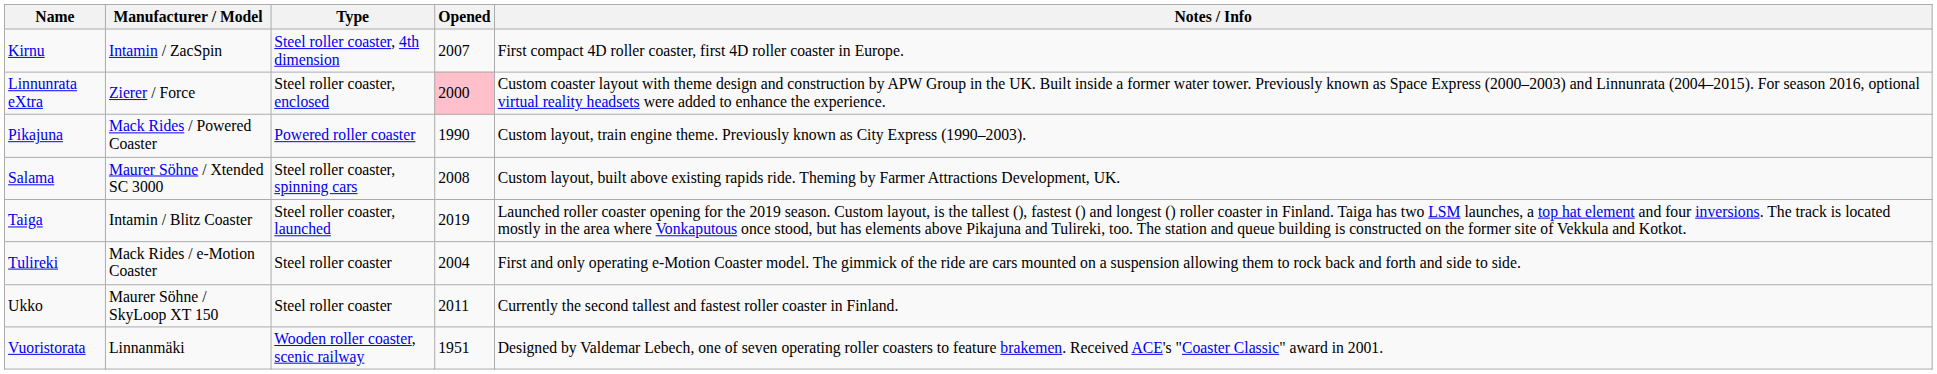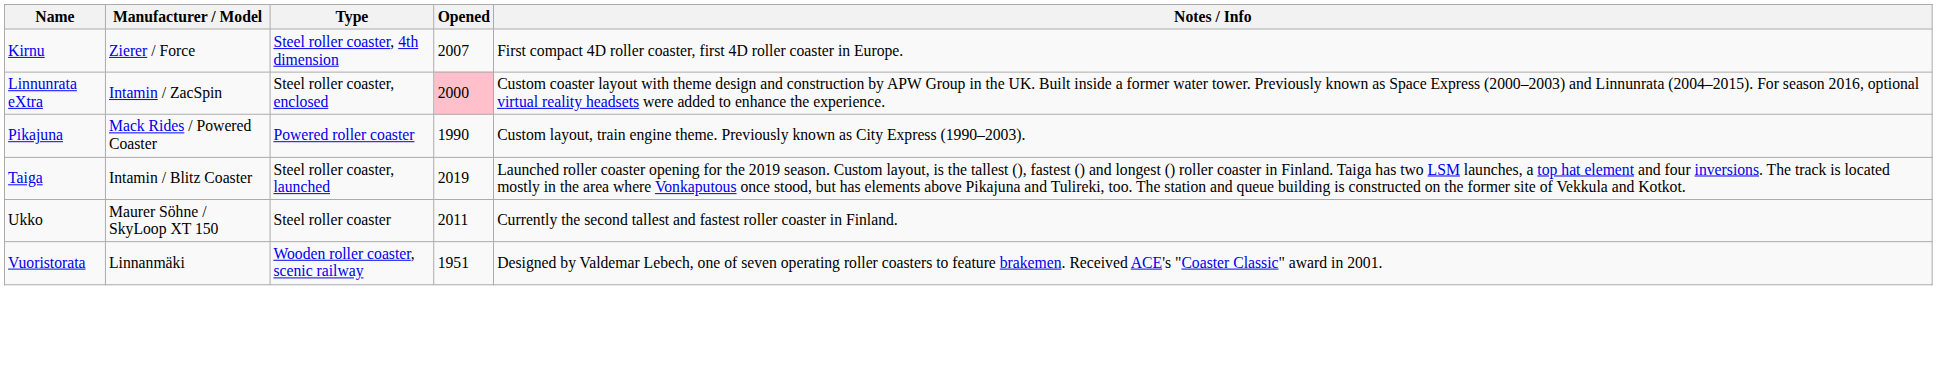(166, 50) Intamin / ZacSpin -> (152, 50) Zierer / Force
(152, 93) Zierer / Force -> (166, 93) Intamin / ZacSpin
- row: (31, 178)
- row: (33, 263)
